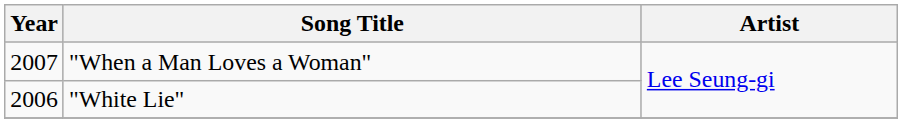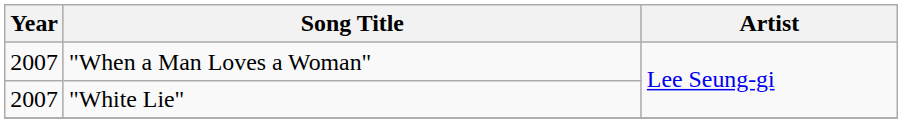(34, 99) 2006 -> (34, 99) 2007
